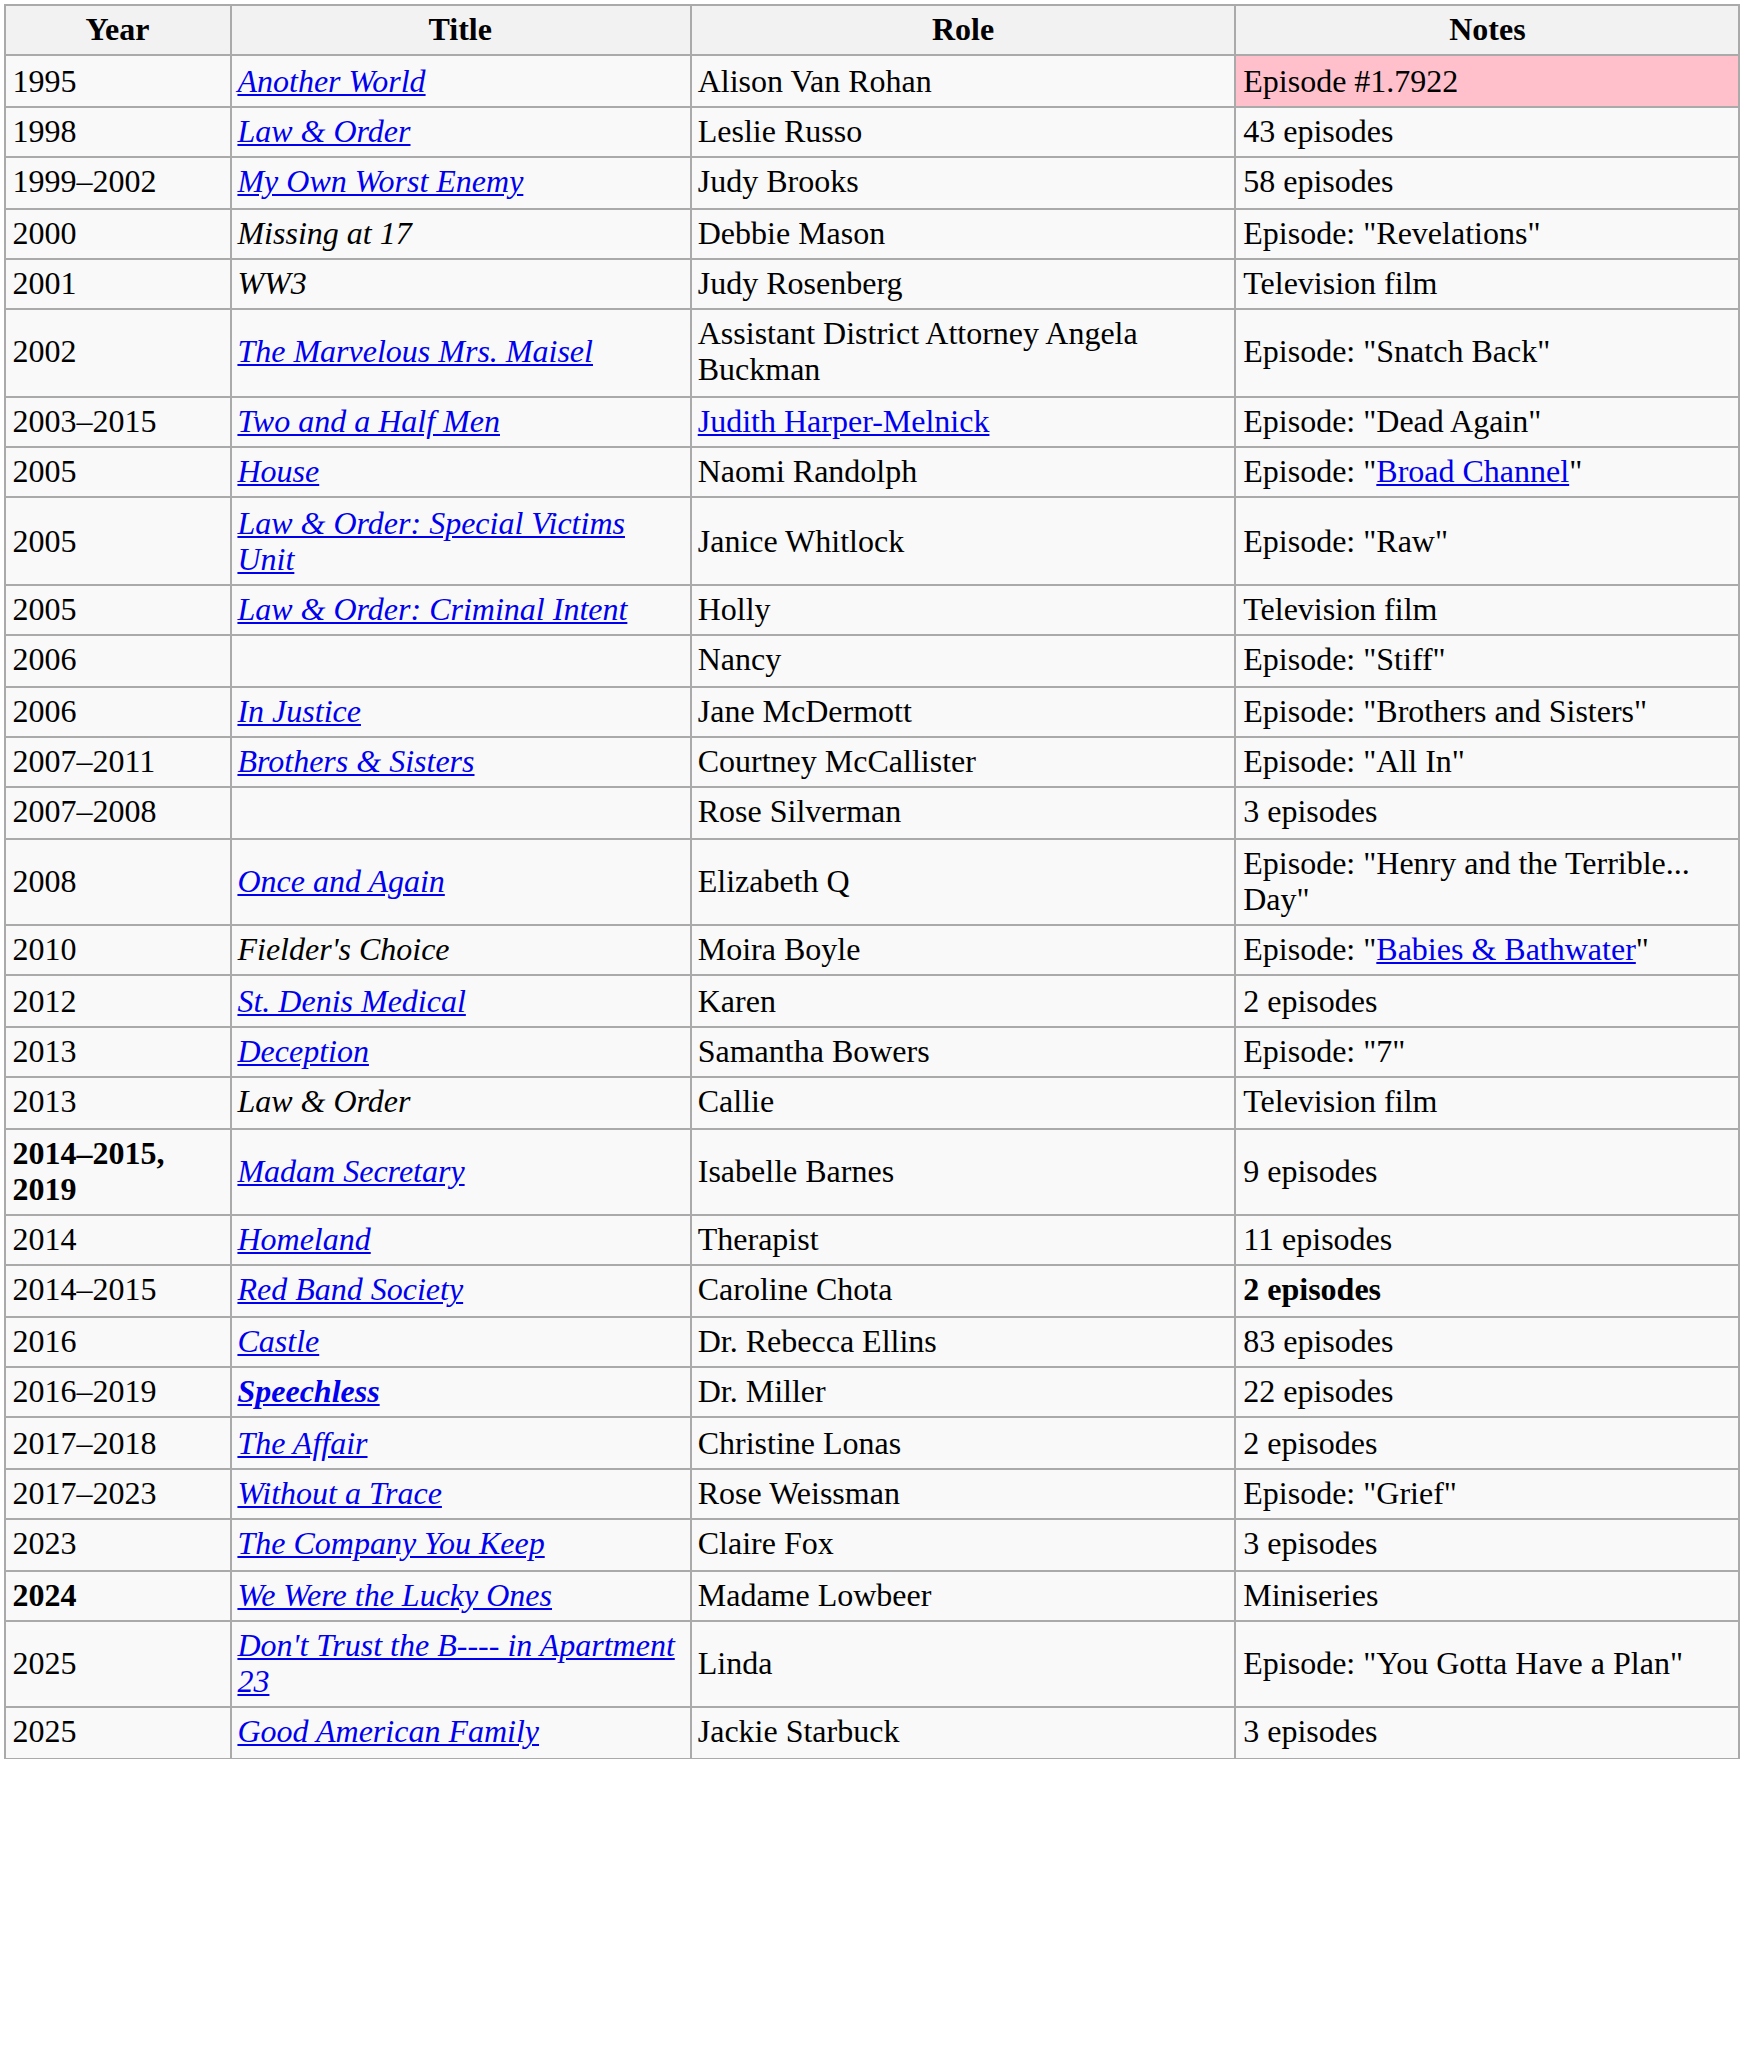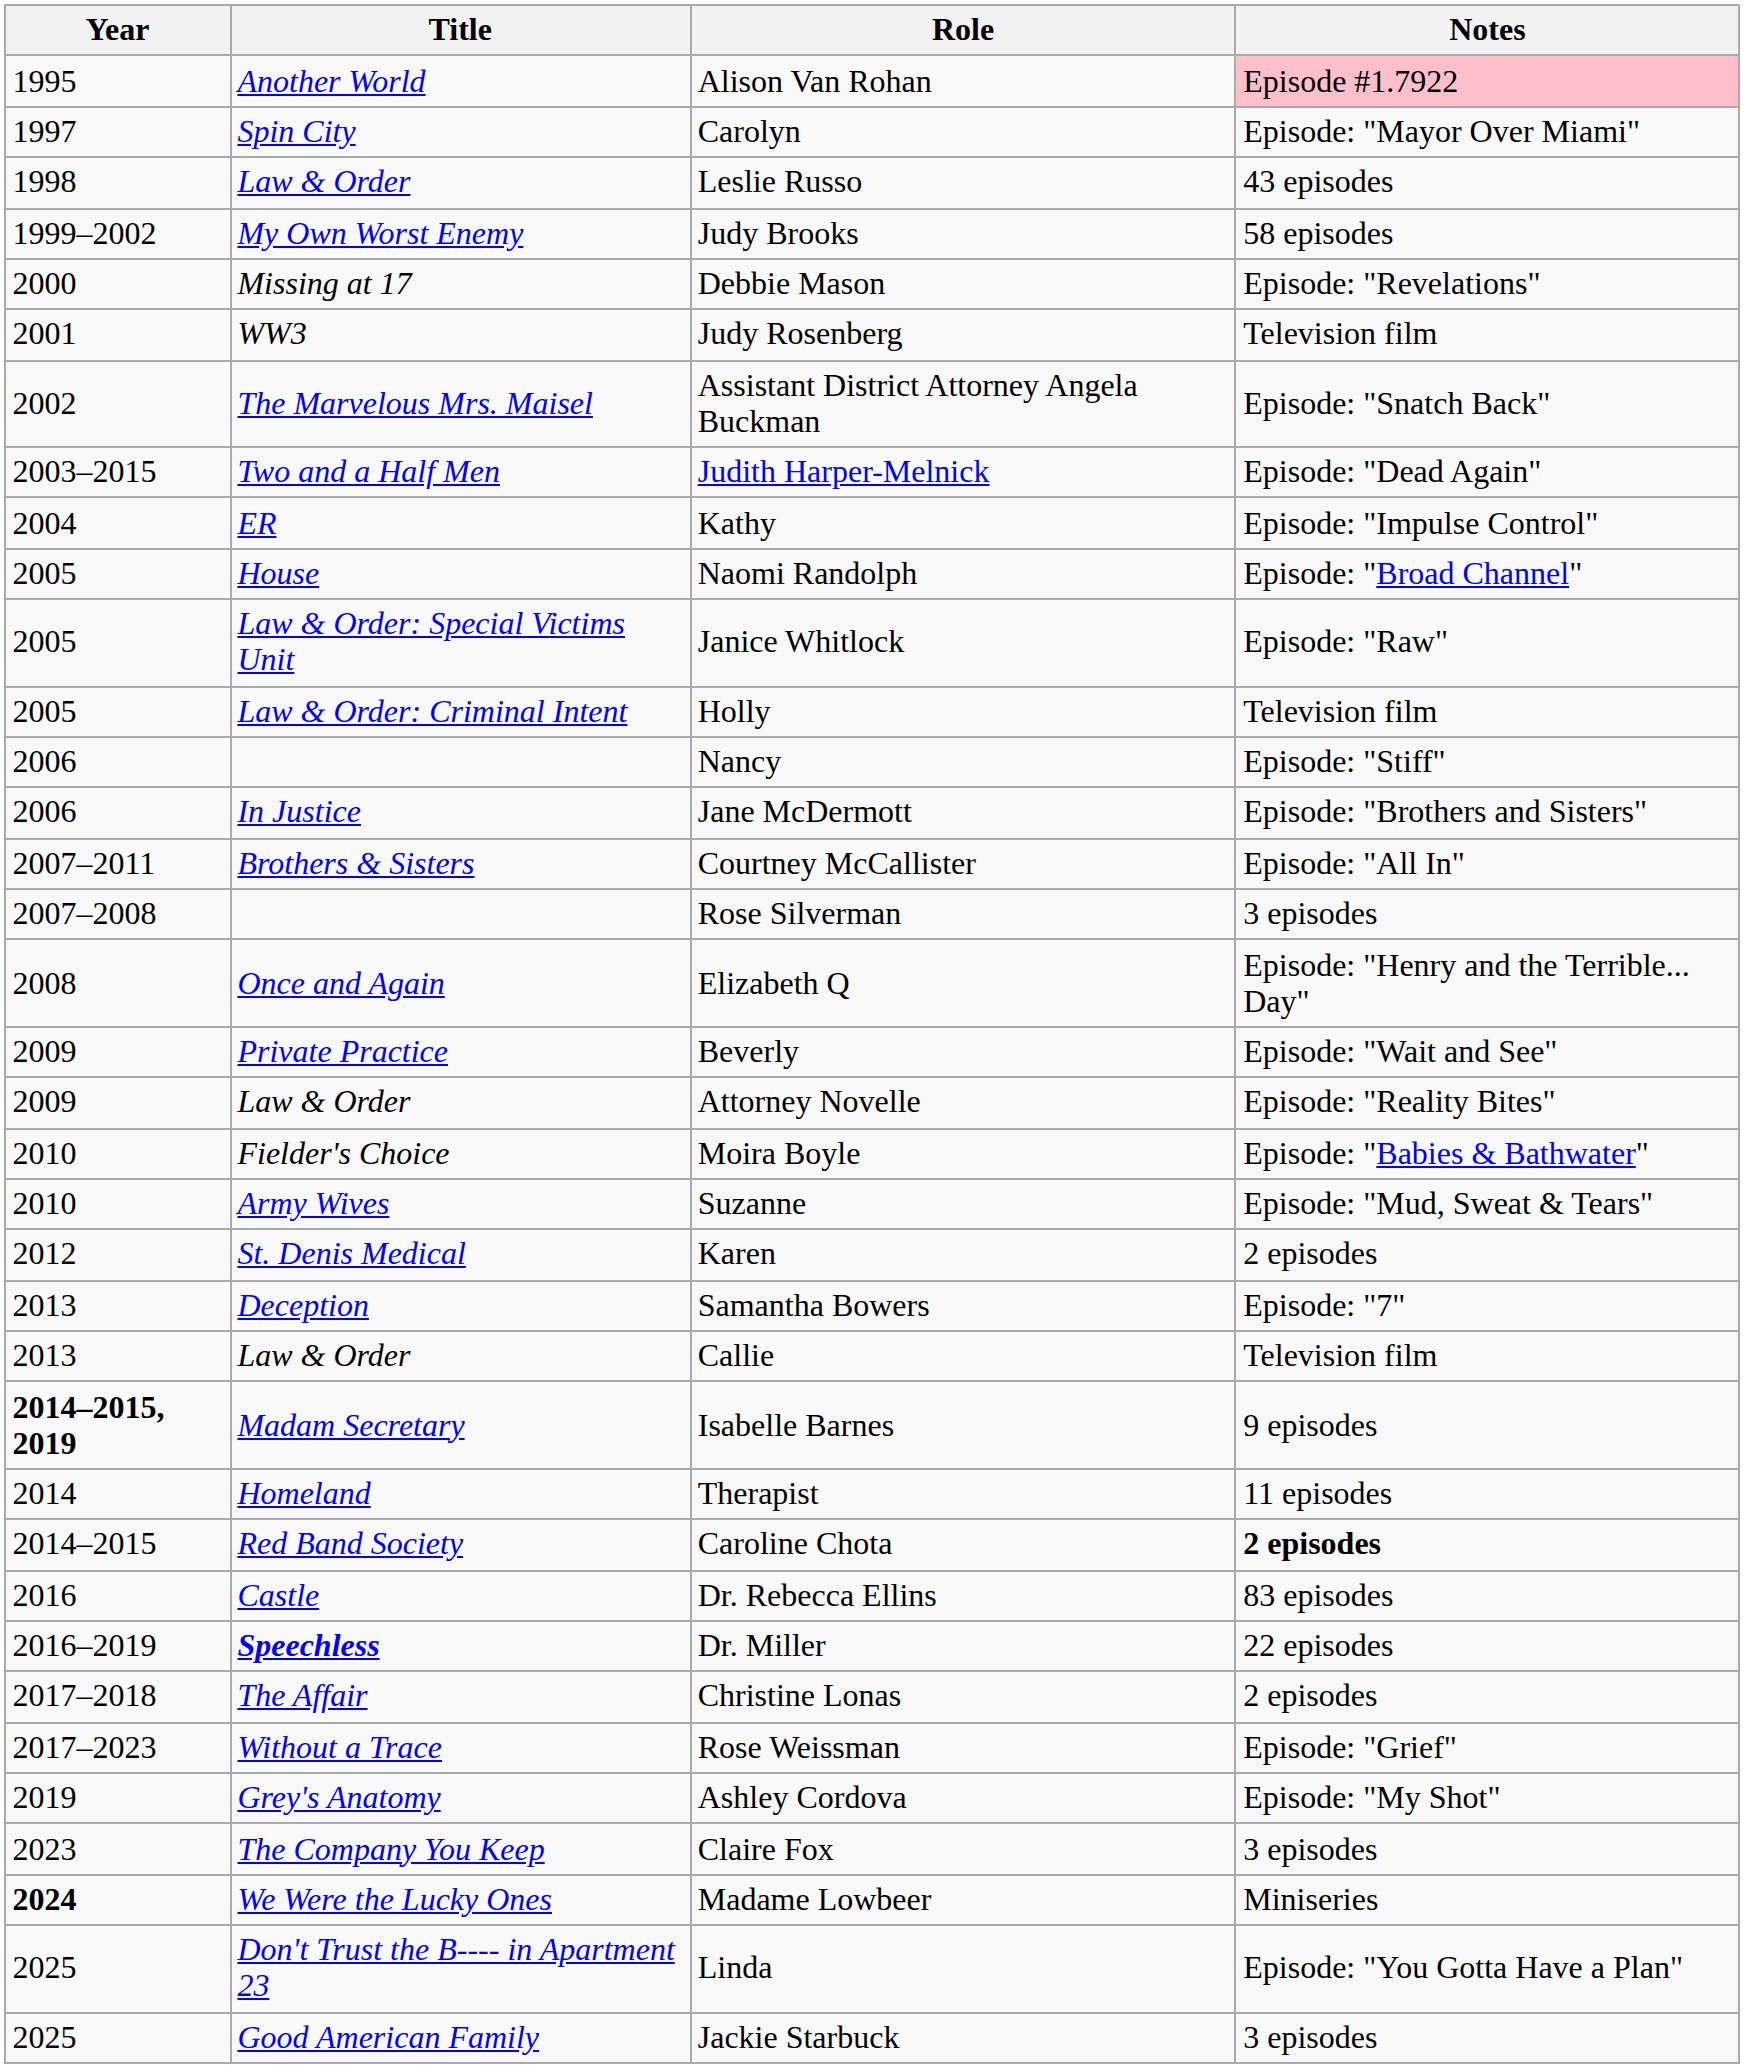+ row: (749, 131)
+ row: (737, 522)
+ row: (748, 1051)
+ row: (809, 1102)
+ row: (752, 1203)
+ row: (802, 1797)
